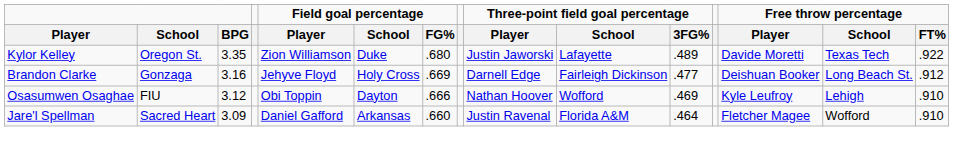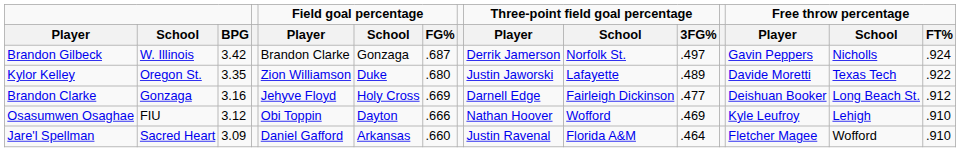+ row: (55, 55)
